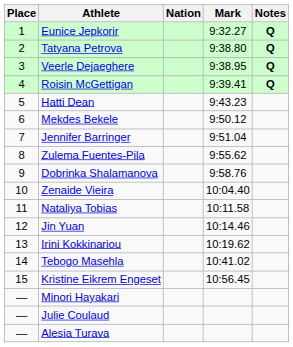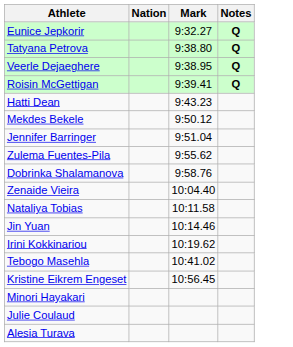- column: (22, 13)
